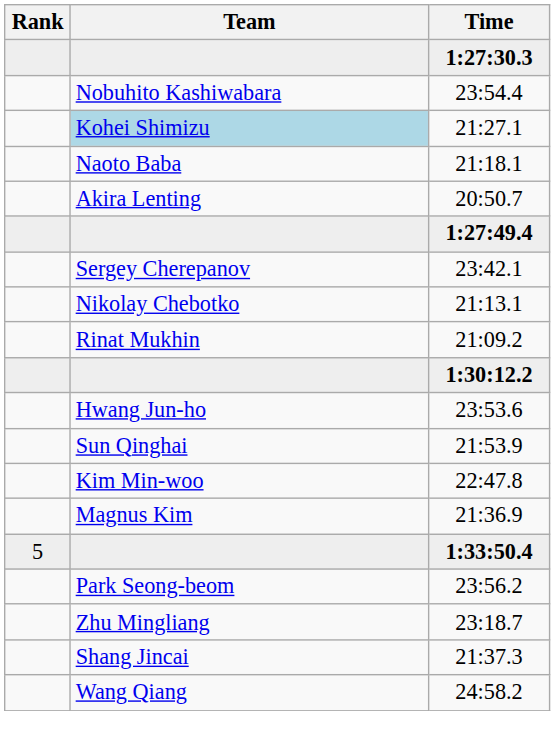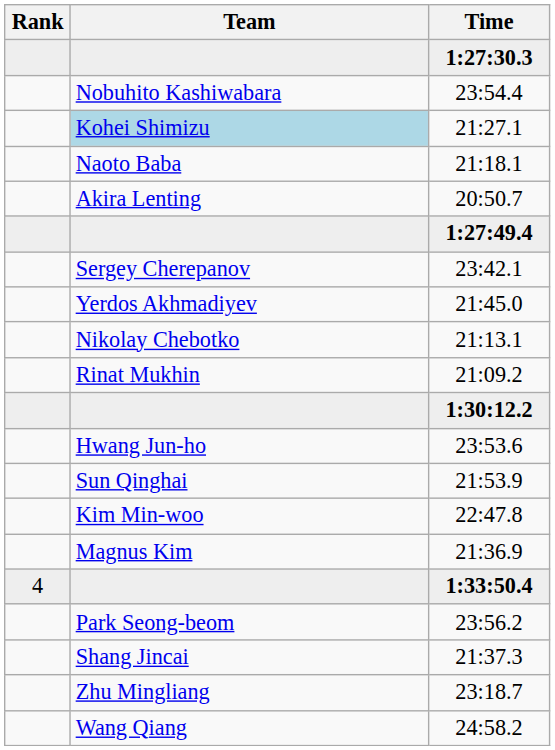+ row: (489, 304)
(38, 551) 5 -> (38, 586) 4
rows swapped: (489, 657) <-> (489, 621)
